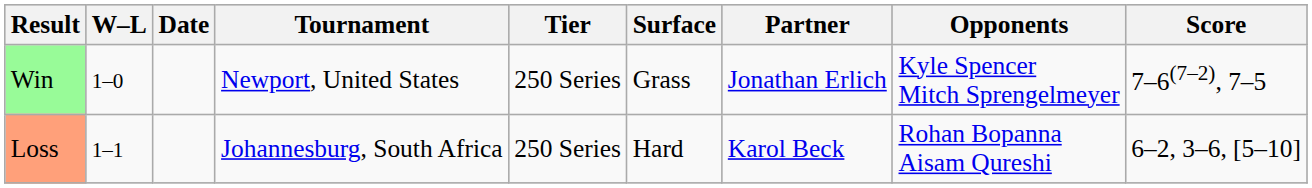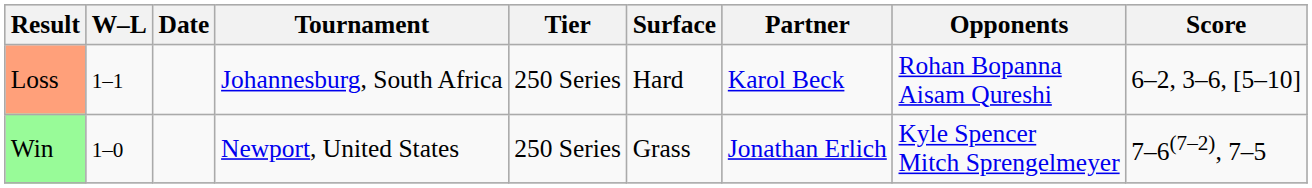rows swapped: (32, 79) <-> (35, 148)
